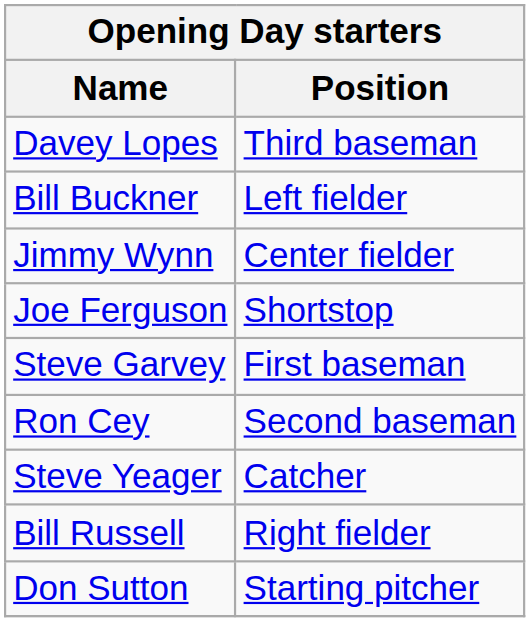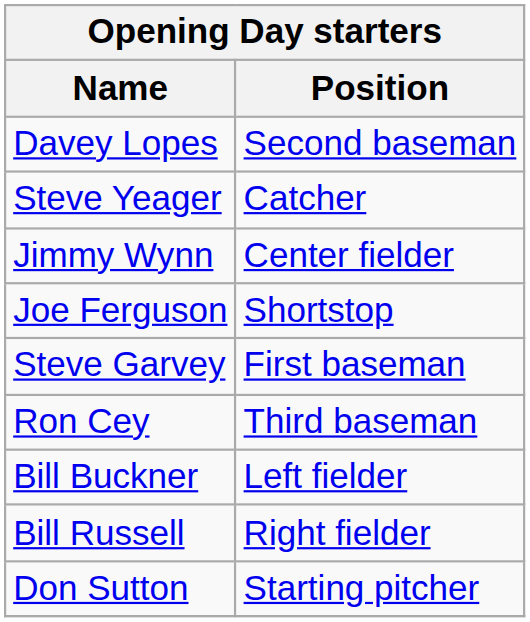(360, 143) Third baseman -> (380, 143) Second baseman
rows swapped: (106, 198) <-> (117, 476)
(380, 421) Second baseman -> (360, 421) Third baseman
